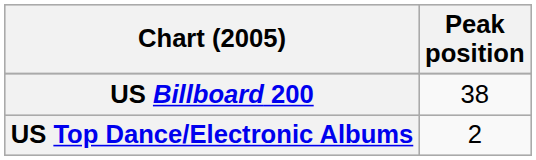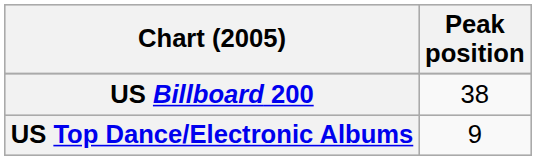(475, 134) 2 -> (475, 134) 9
